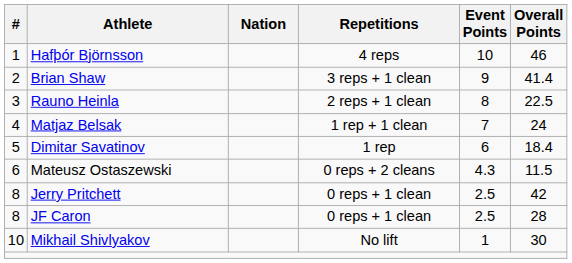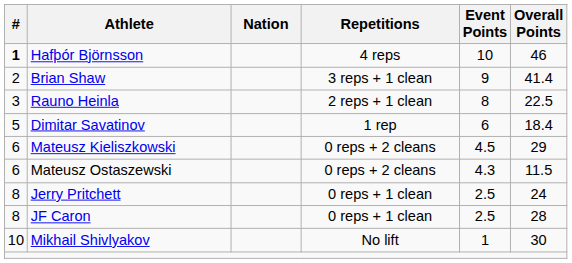(16, 55) normal -> (16, 55) bold
- row: (76, 124)
+ row: (103, 147)
(539, 194) 42 -> (539, 194) 24
